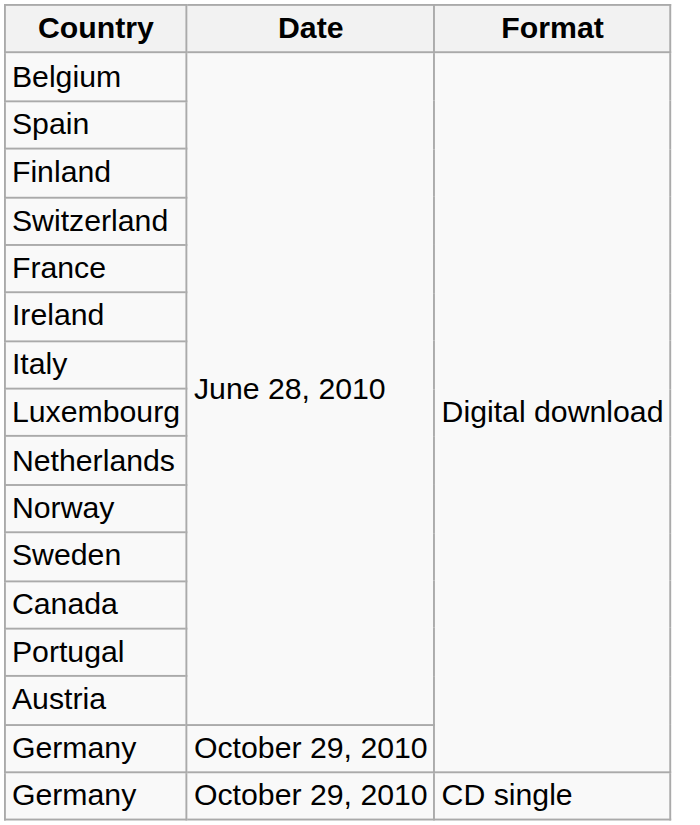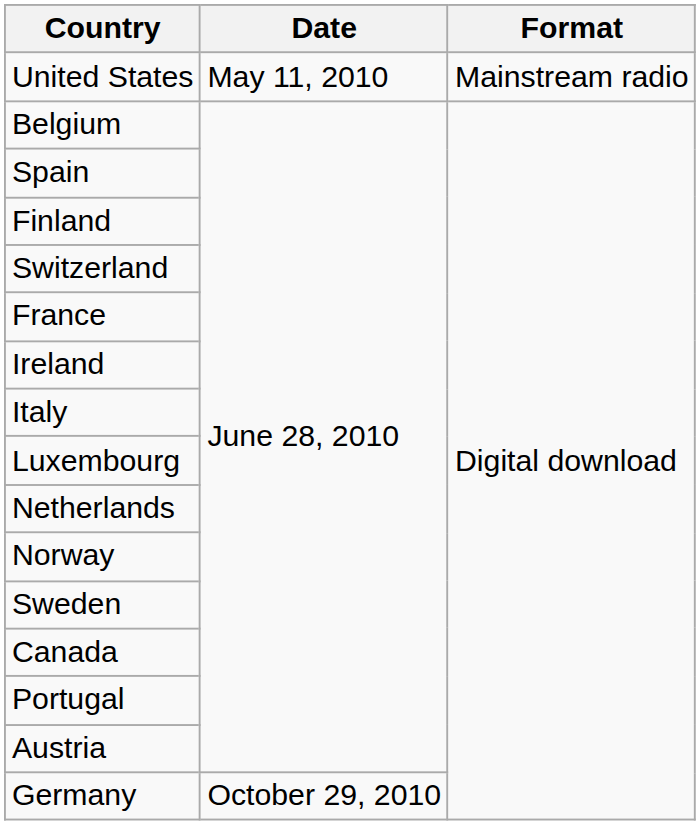+ row: (103, 76)
- row: (74, 795)
